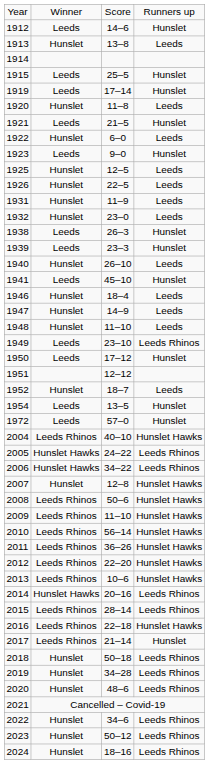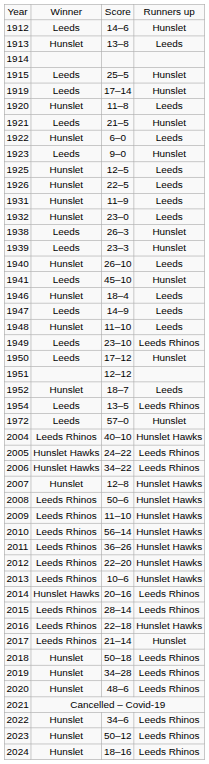(66, 311) Hunslet -> (66, 311) Leeds
(169, 405) Hunslet -> (169, 405) Leeds Rhinos
